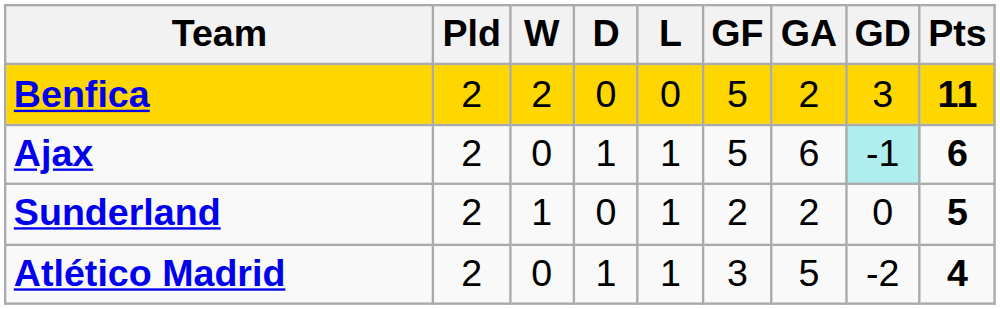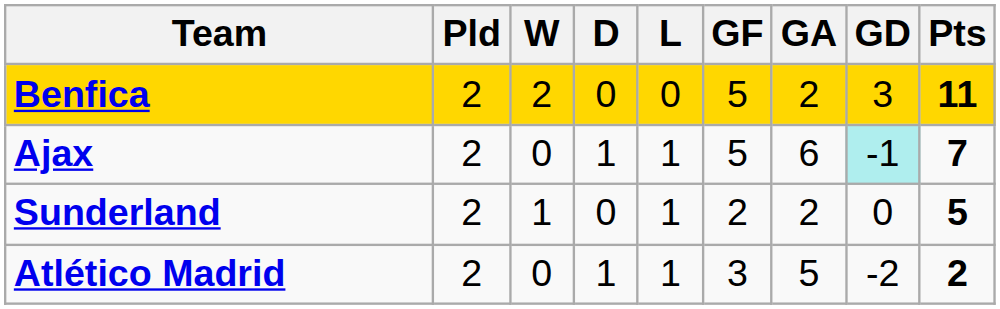(958, 153) 6 -> (958, 153) 7
(958, 272) 4 -> (958, 272) 2
